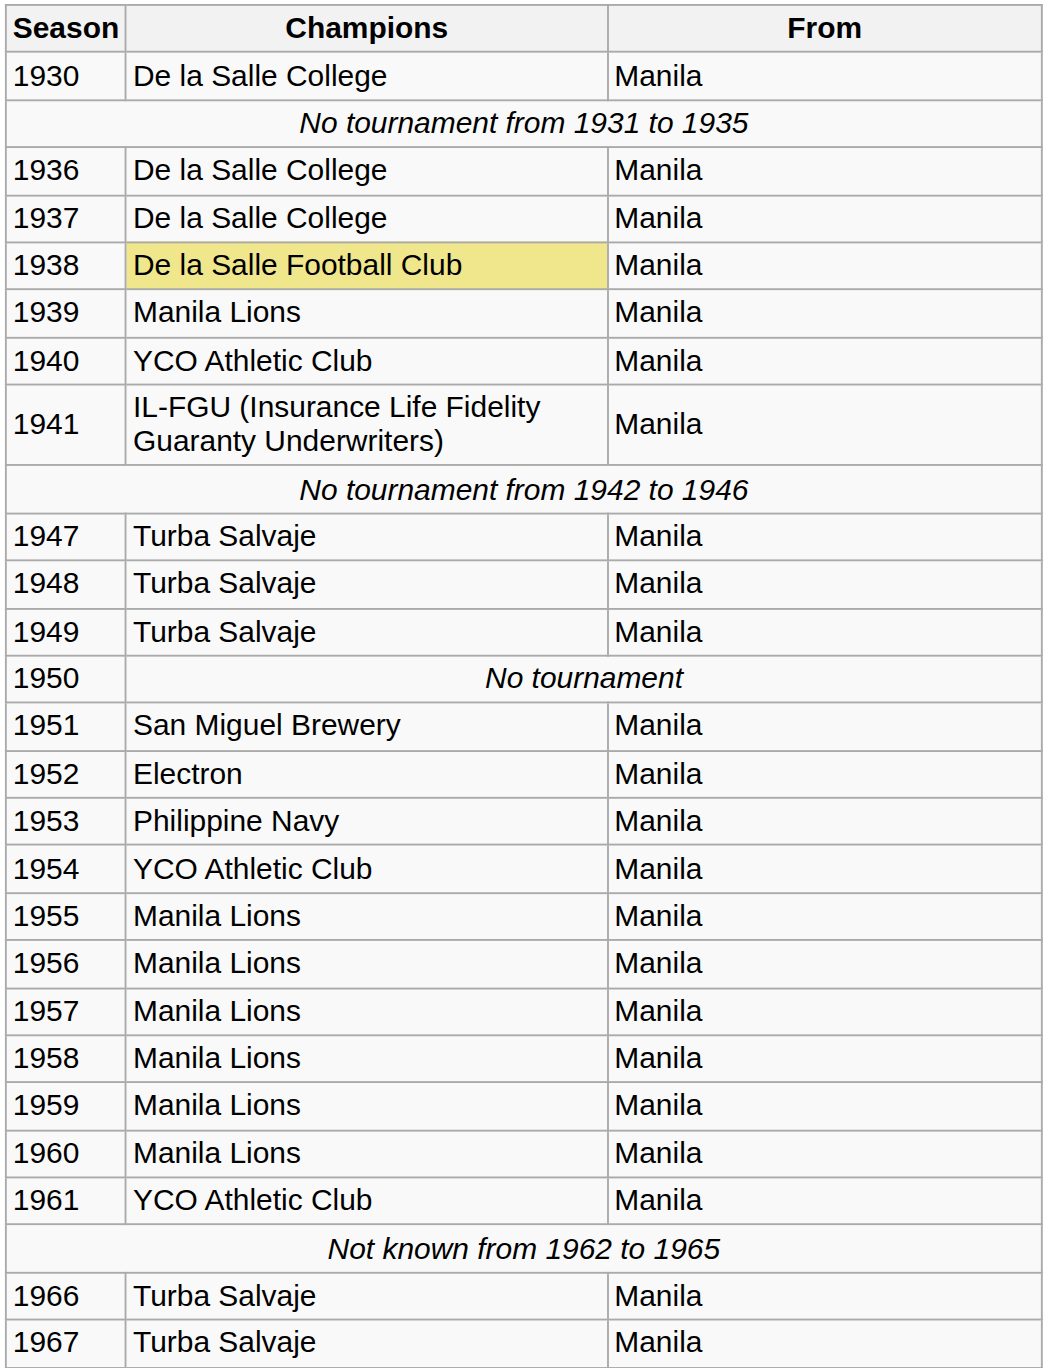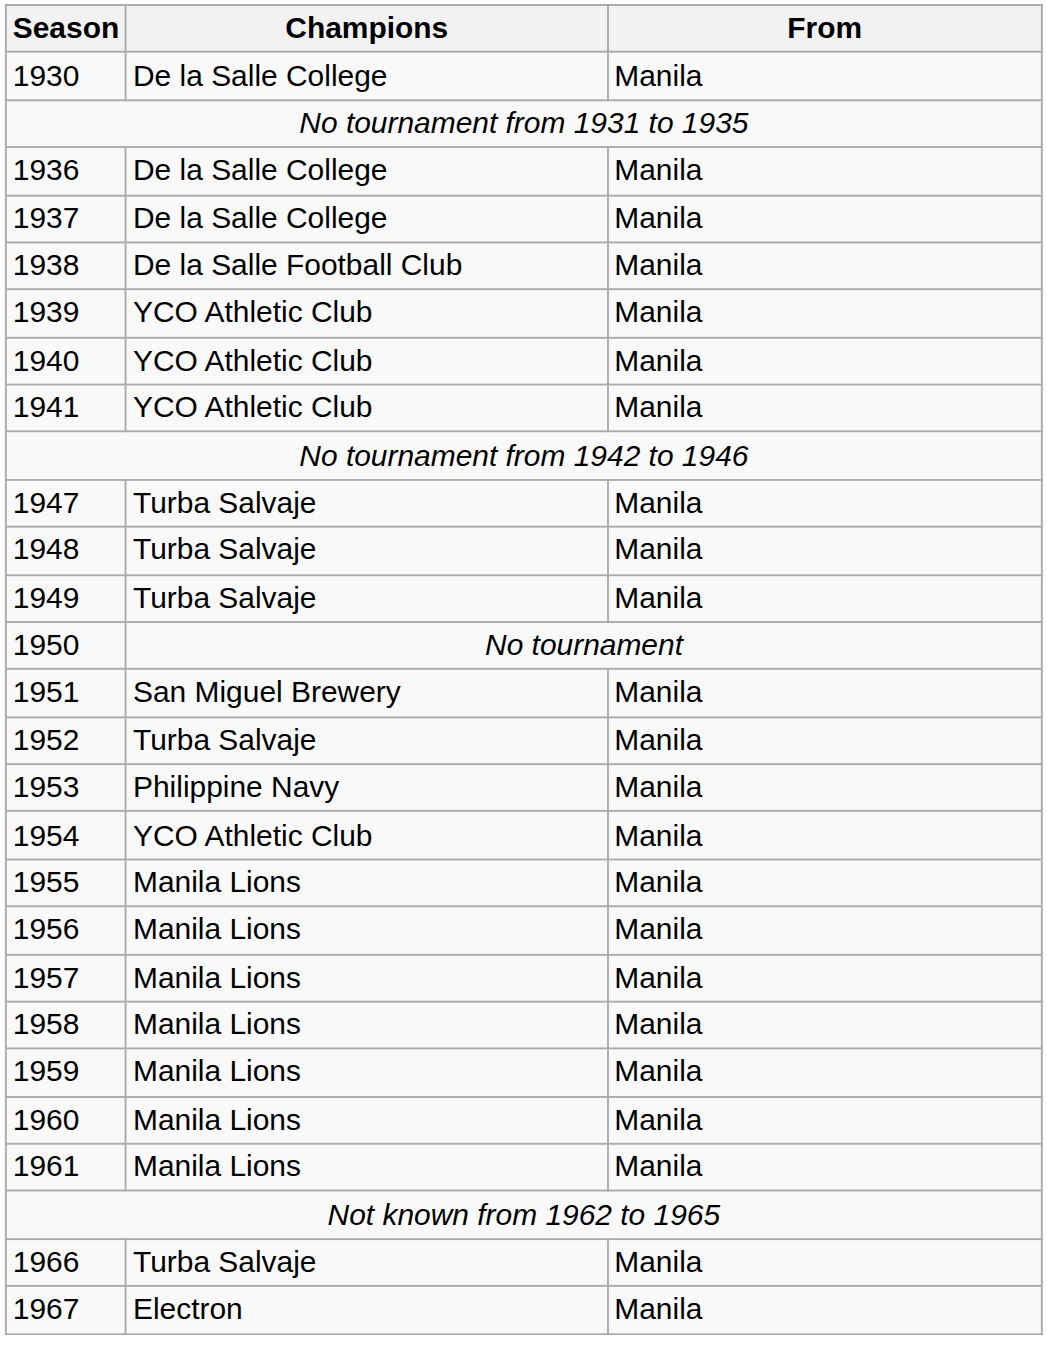(298, 265) khaki background -> (298, 265) no background
(217, 312) Manila Lions -> (253, 312) YCO Athletic Club
(337, 424) IL-FGU (Insurance Life Fidelity Guaranty Underwriters) -> (253, 407) YCO Athletic Club
(188, 773) Electron -> (225, 739) Turba Salvaje
(253, 1200) YCO Athletic Club -> (217, 1167) Manila Lions
(225, 1343) Turba Salvaje -> (188, 1309) Electron
